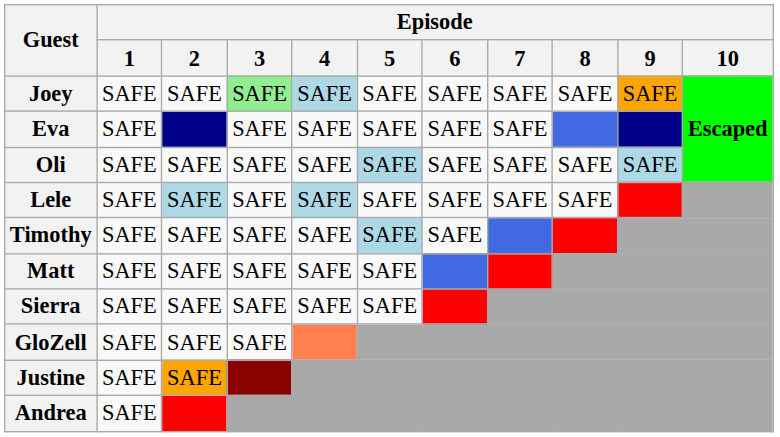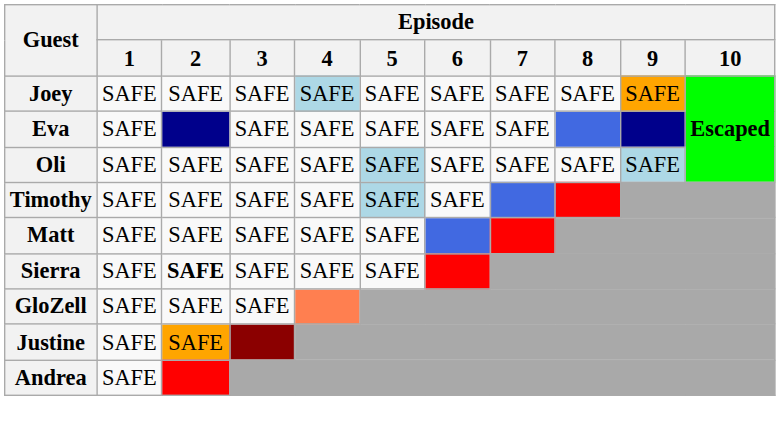(260, 93) lightgreen background -> (262, 93) no background
- row: (51, 199)
(194, 306) normal -> (196, 270) bold
